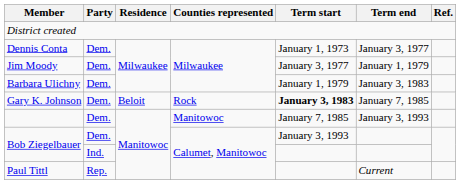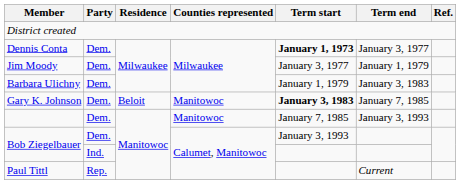(313, 48) normal -> (316, 48) bold
(185, 100) Rock -> (198, 100) Manitowoc
